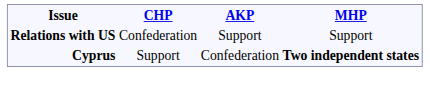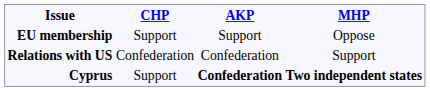+ row: (65, 35)
(240, 35) Support -> (240, 55) Confederation
(240, 55) normal -> (240, 75) bold
